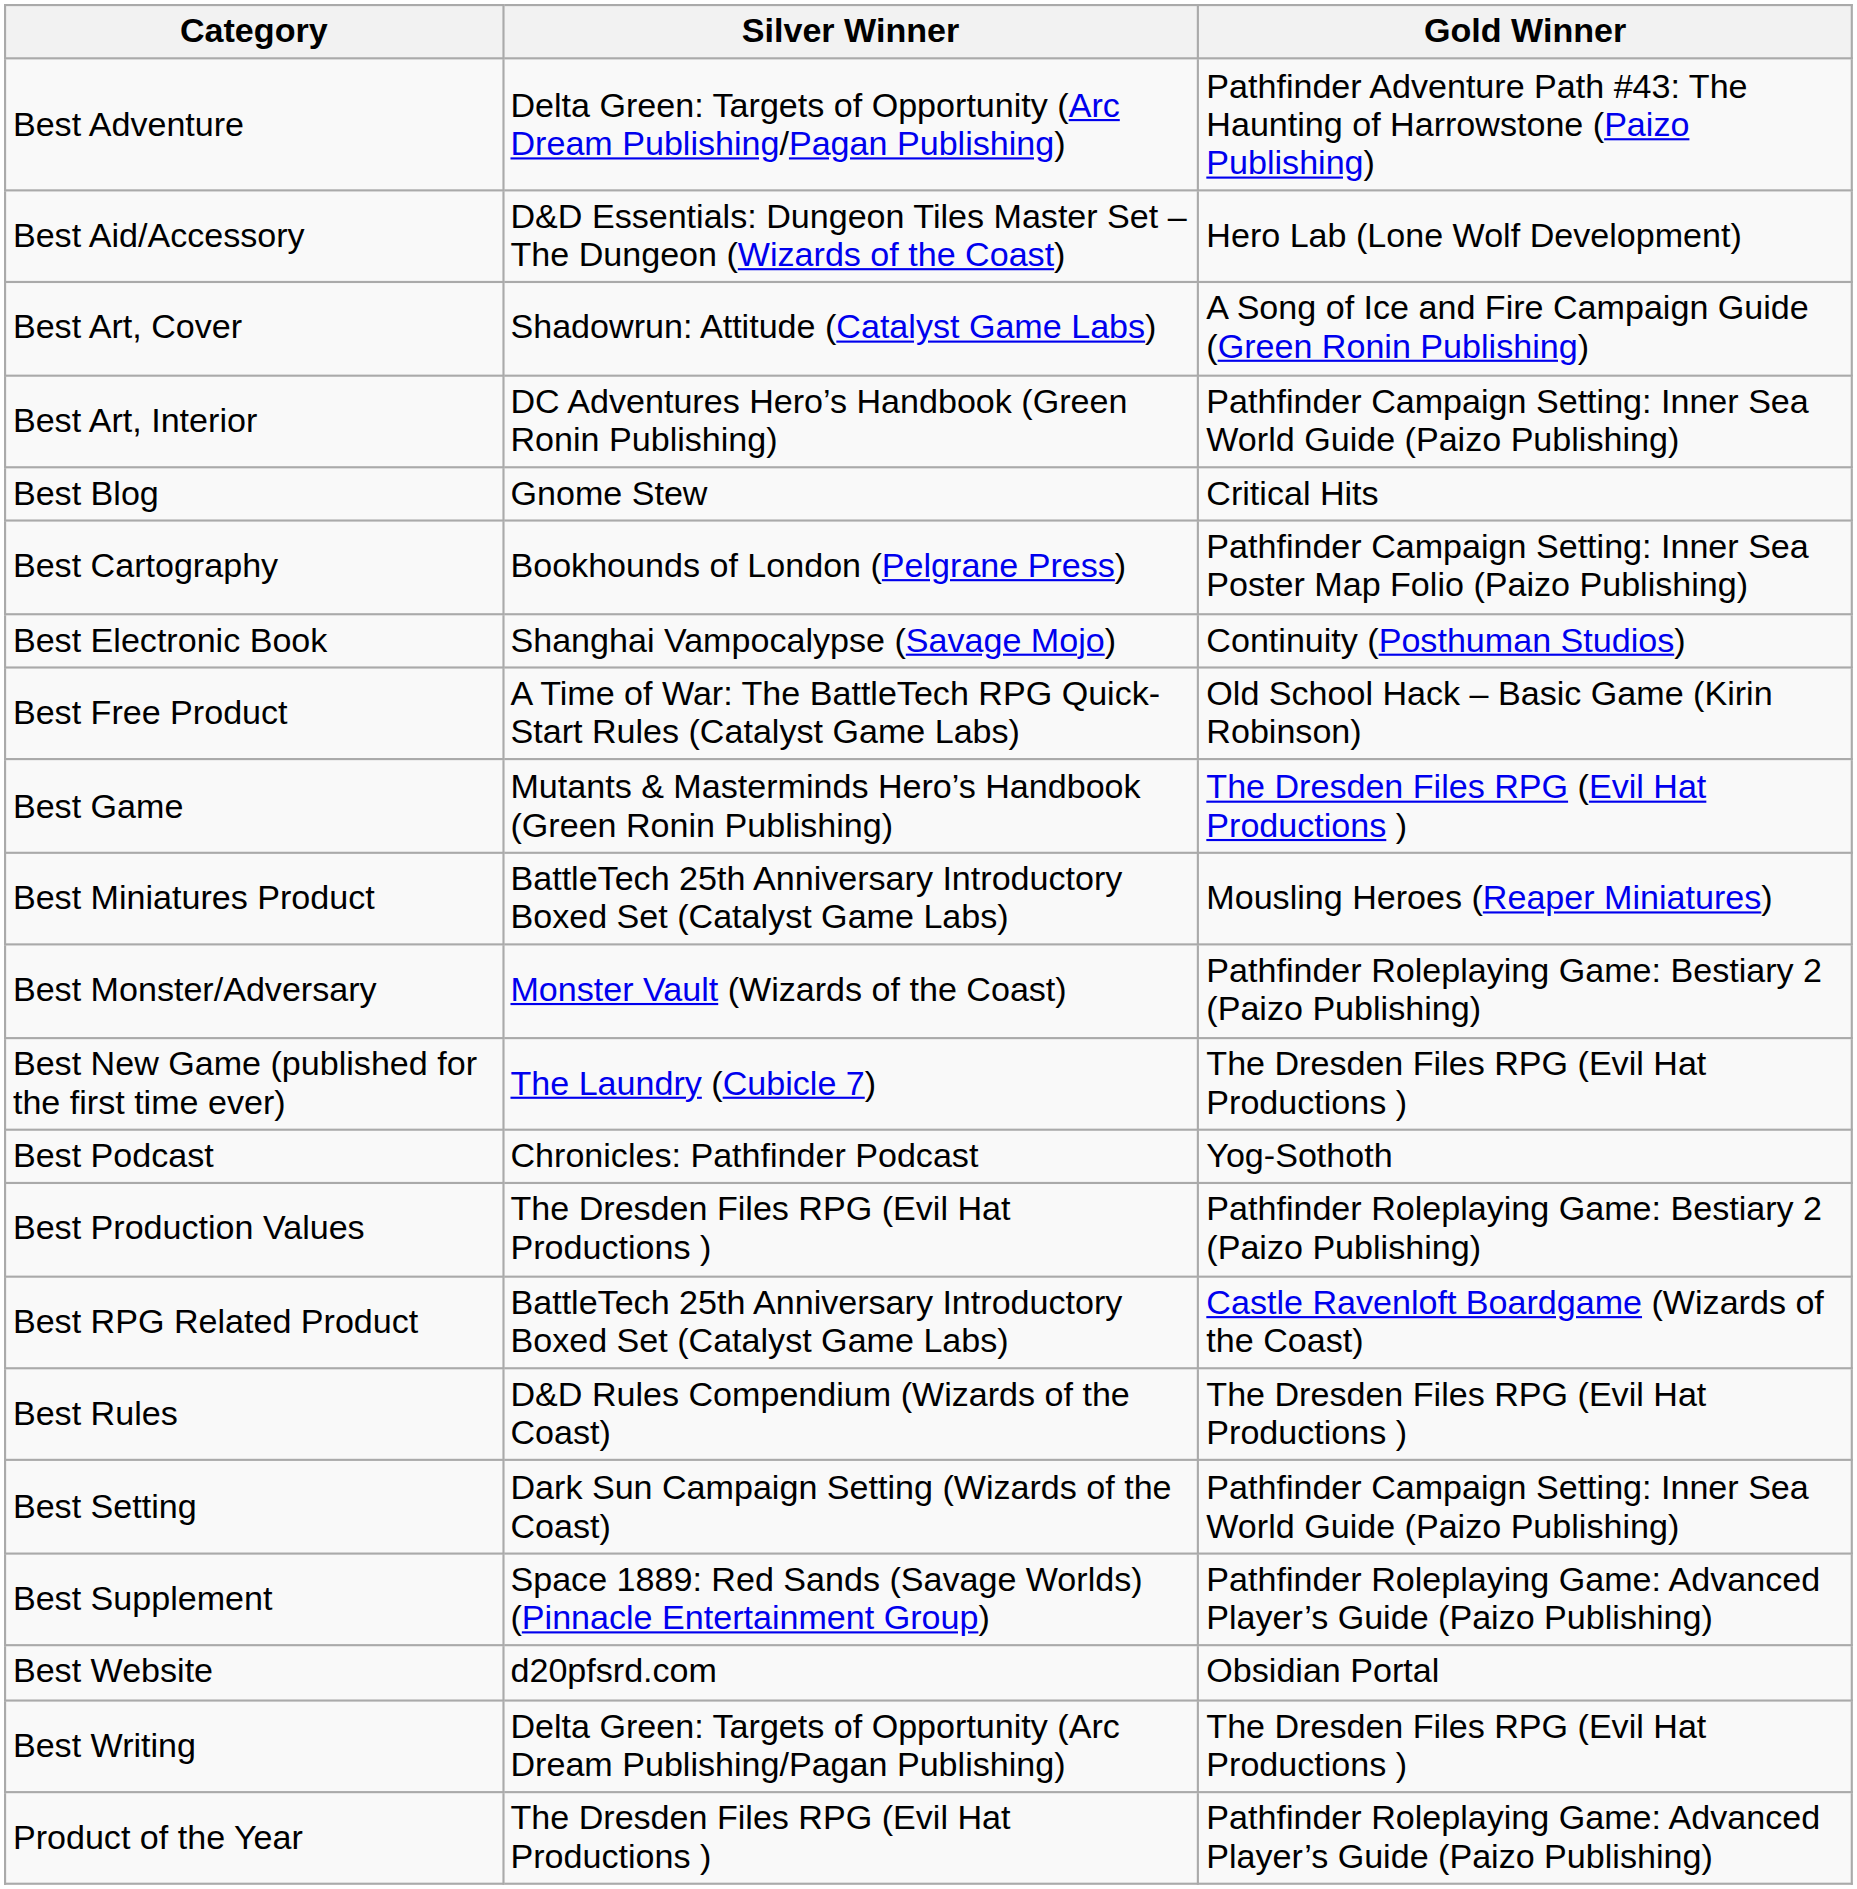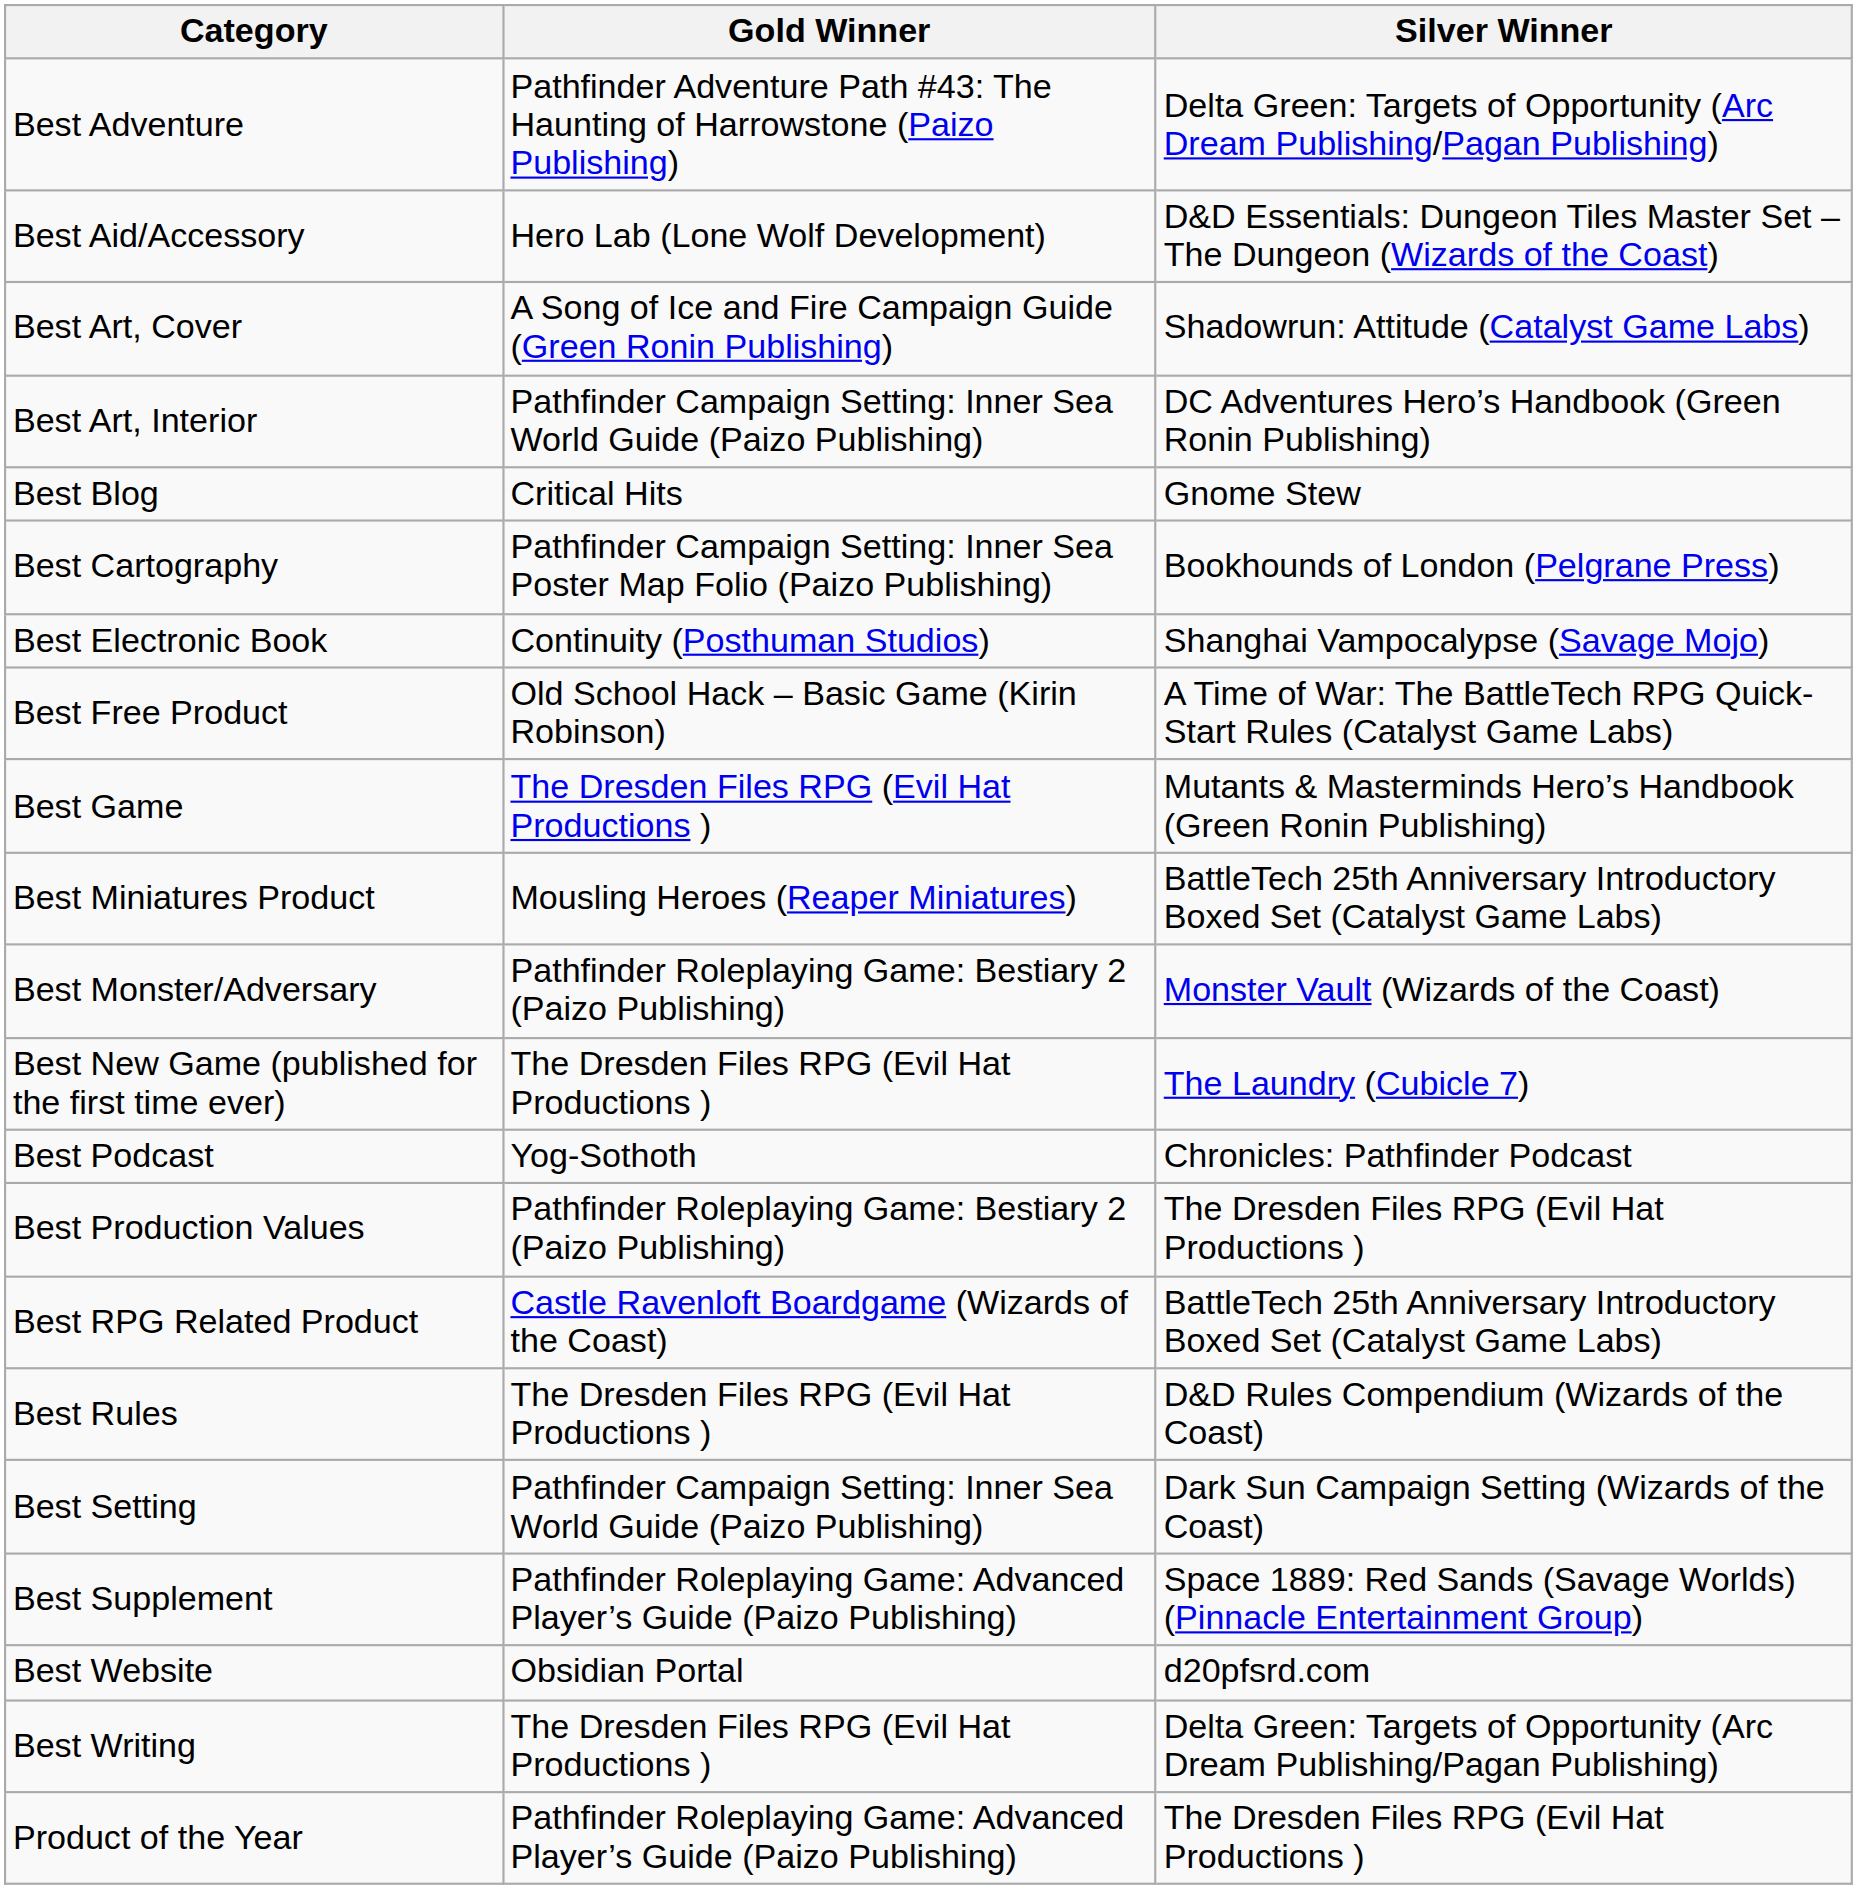columns swapped: (1525, 31) <-> (851, 31)
